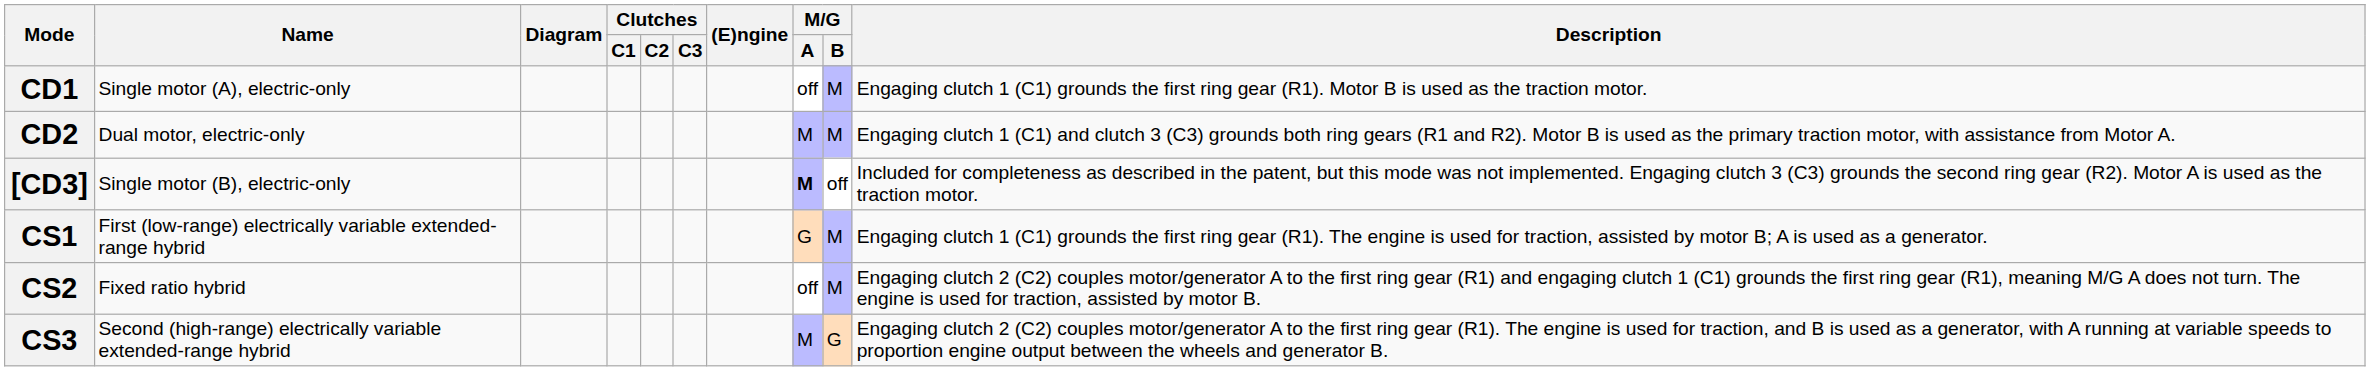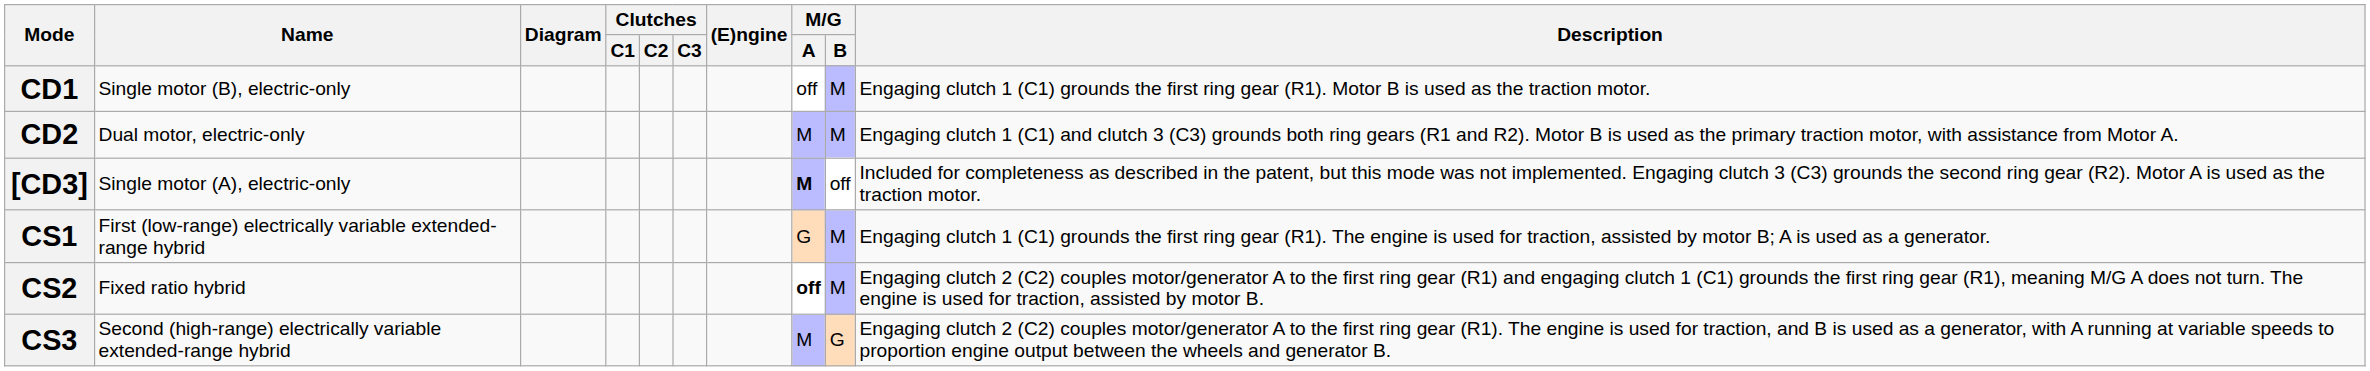(224, 88) Single motor (A), electric-only -> (224, 88) Single motor (B), electric-only
(224, 184) Single motor (B), electric-only -> (224, 184) Single motor (A), electric-only
(807, 288) normal -> (809, 288) bold
